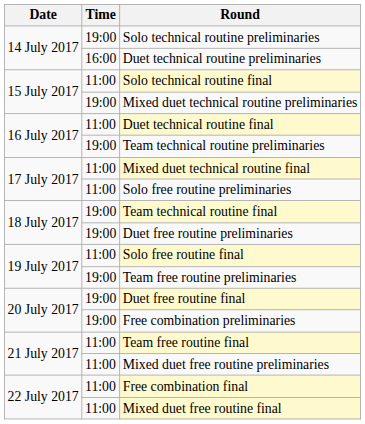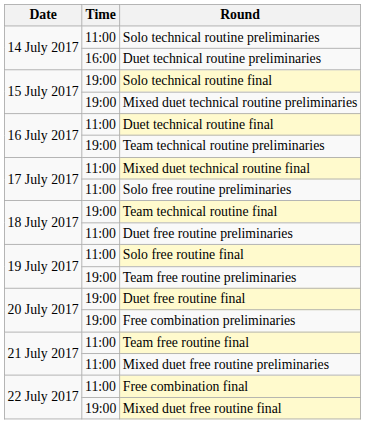(101, 37) 19:00 -> (100, 37) 11:00
(100, 80) 11:00 -> (101, 80) 19:00
(101, 233) 19:00 -> (100, 233) 11:00
(100, 408) 11:00 -> (101, 408) 19:00
